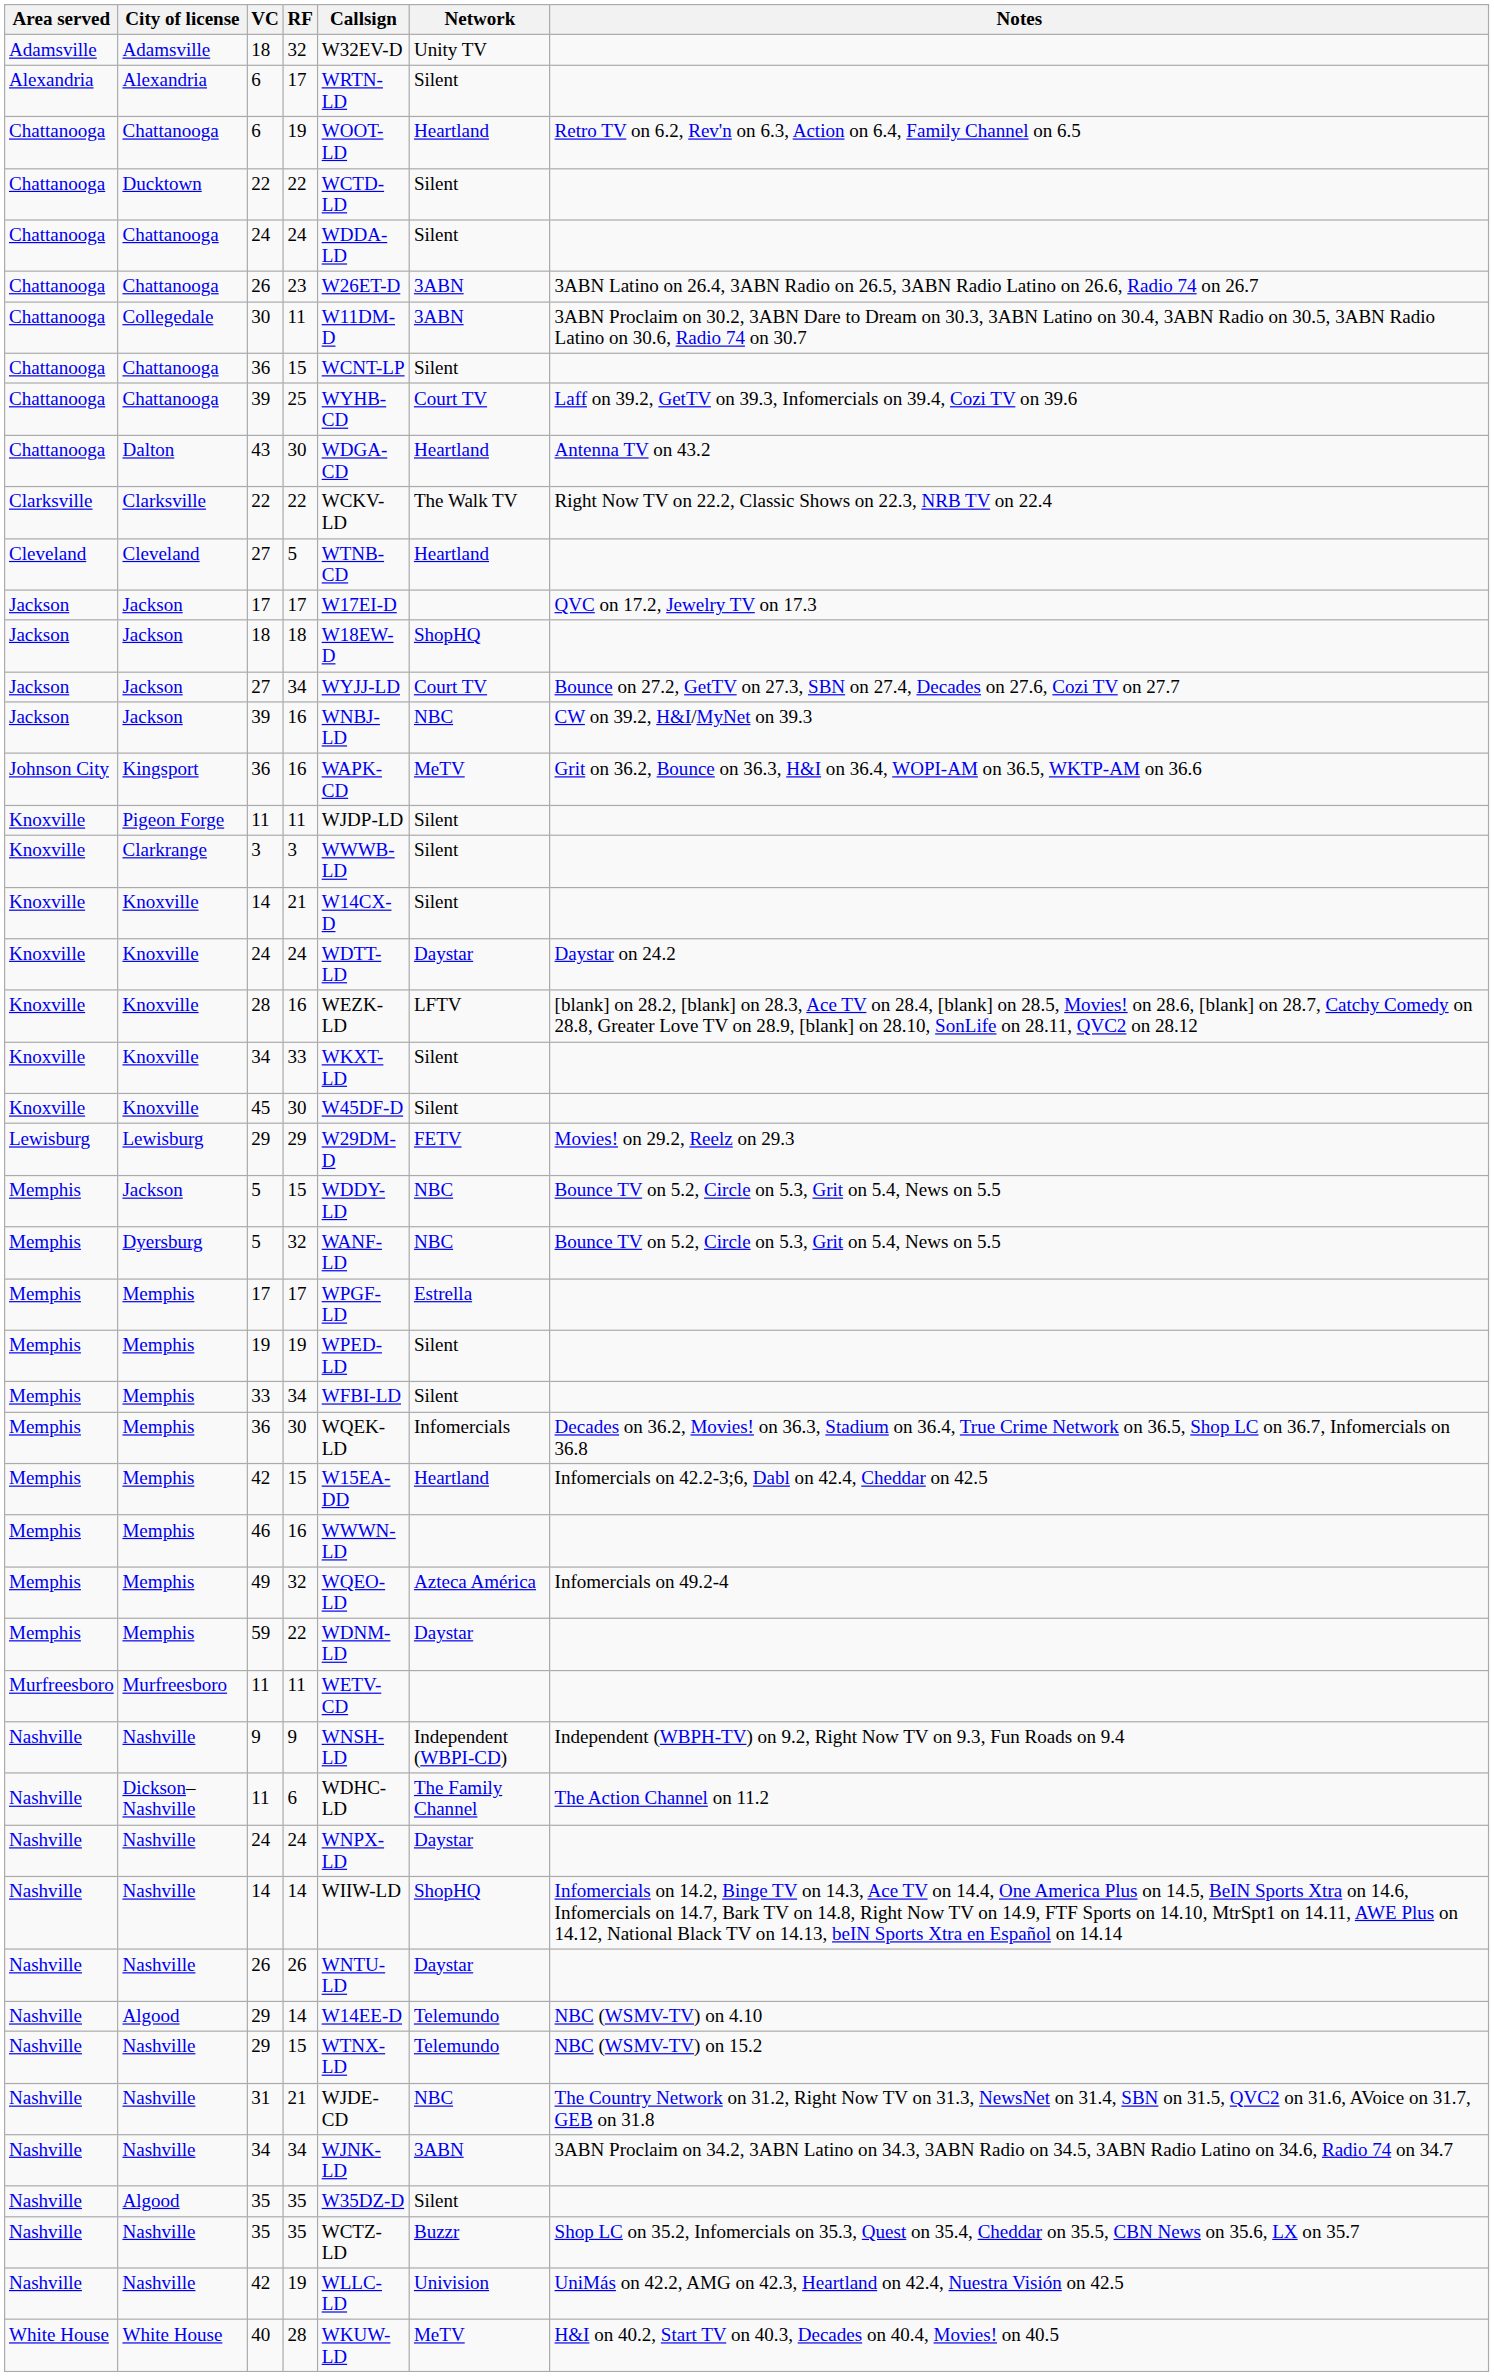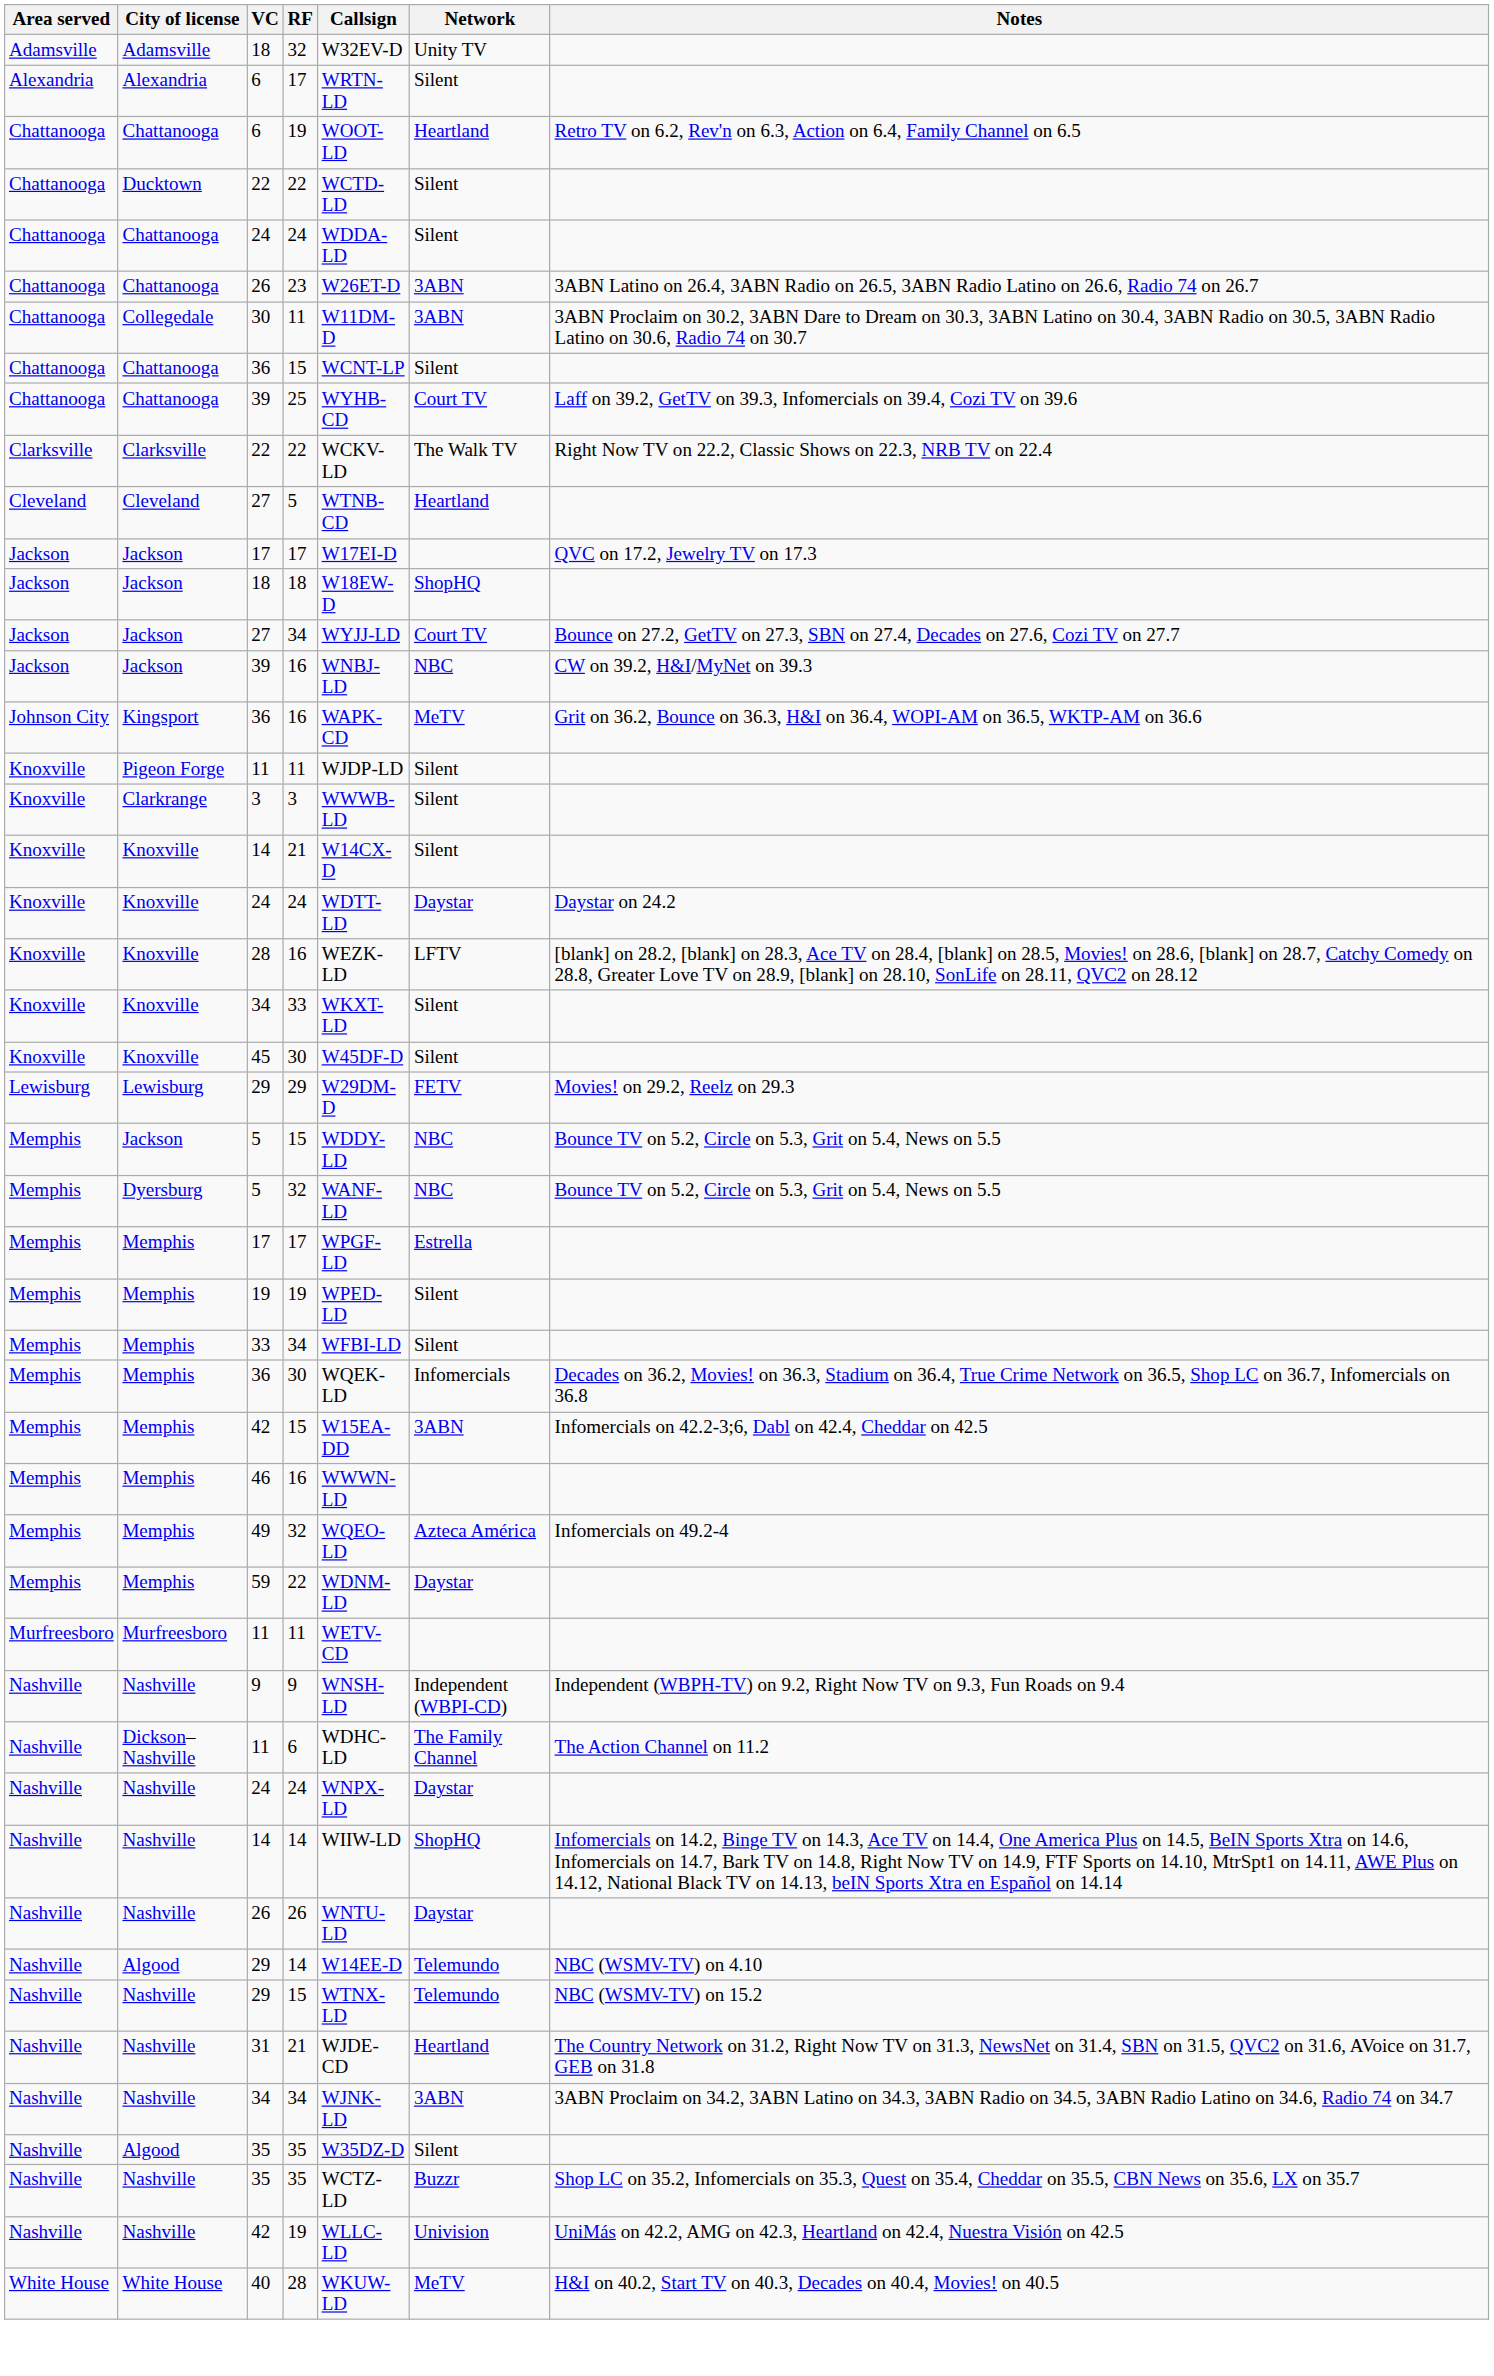- row: (148, 450)
(451, 1478) Heartland -> (439, 1426) 3ABN
(434, 2097) NBC -> (451, 2046) Heartland
